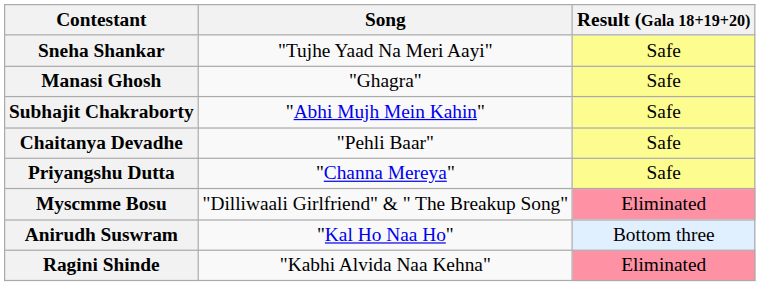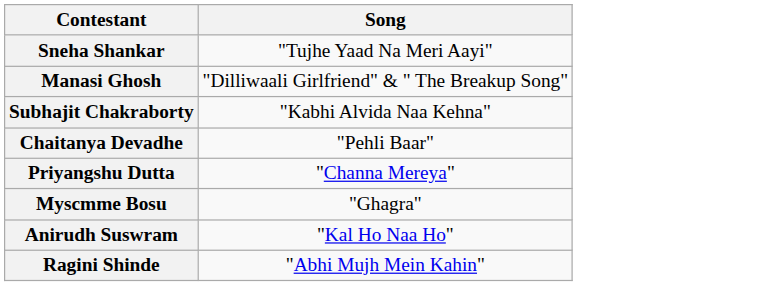- column: (664, 19)
(385, 81) "Ghagra" -> (385, 81) "Dilliwaali Girlfriend" & " The Breakup Song"
(385, 111) "Abhi Mujh Mein Kahin" -> (385, 111) "Kabhi Alvida Naa Kehna"
(385, 204) "Dilliwaali Girlfriend" & " The Breakup Song" -> (385, 204) "Ghagra"
(385, 265) "Kabhi Alvida Naa Kehna" -> (385, 265) "Abhi Mujh Mein Kahin"
